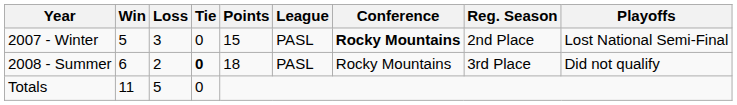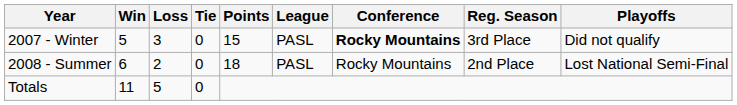(501, 40) 2nd Place -> (499, 40) 3rd Place
(646, 40) Lost National Semi-Final -> (612, 40) Did not qualify
(199, 64) bold -> (199, 64) normal
(499, 64) 3rd Place -> (501, 64) 2nd Place
(612, 64) Did not qualify -> (646, 64) Lost National Semi-Final
